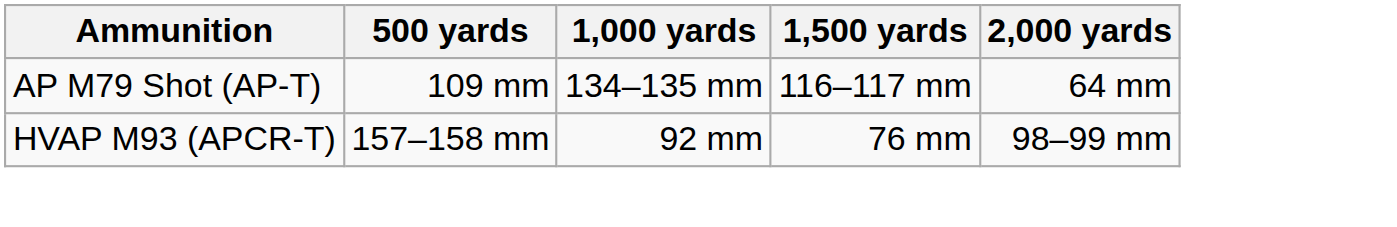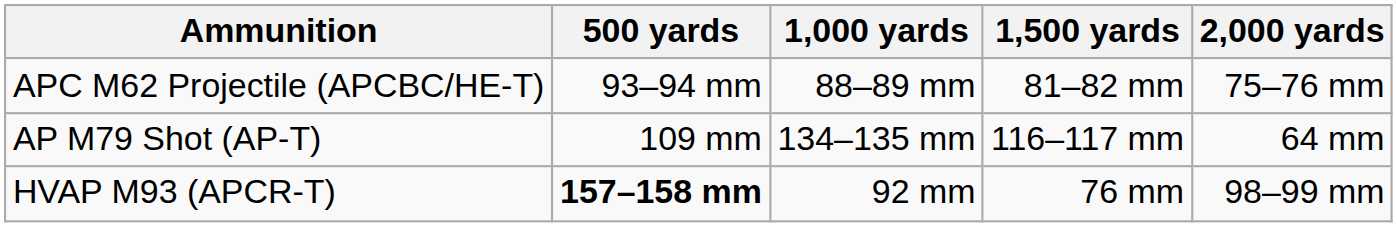+ row: (279, 85)
(450, 138) normal -> (661, 192) bold
